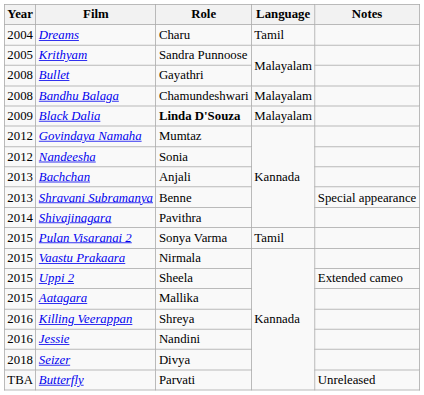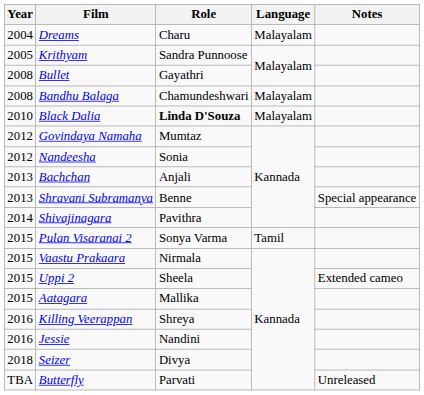(269, 34) Tamil -> (283, 34) Malayalam
(20, 116) 2009 -> (20, 116) 2010
